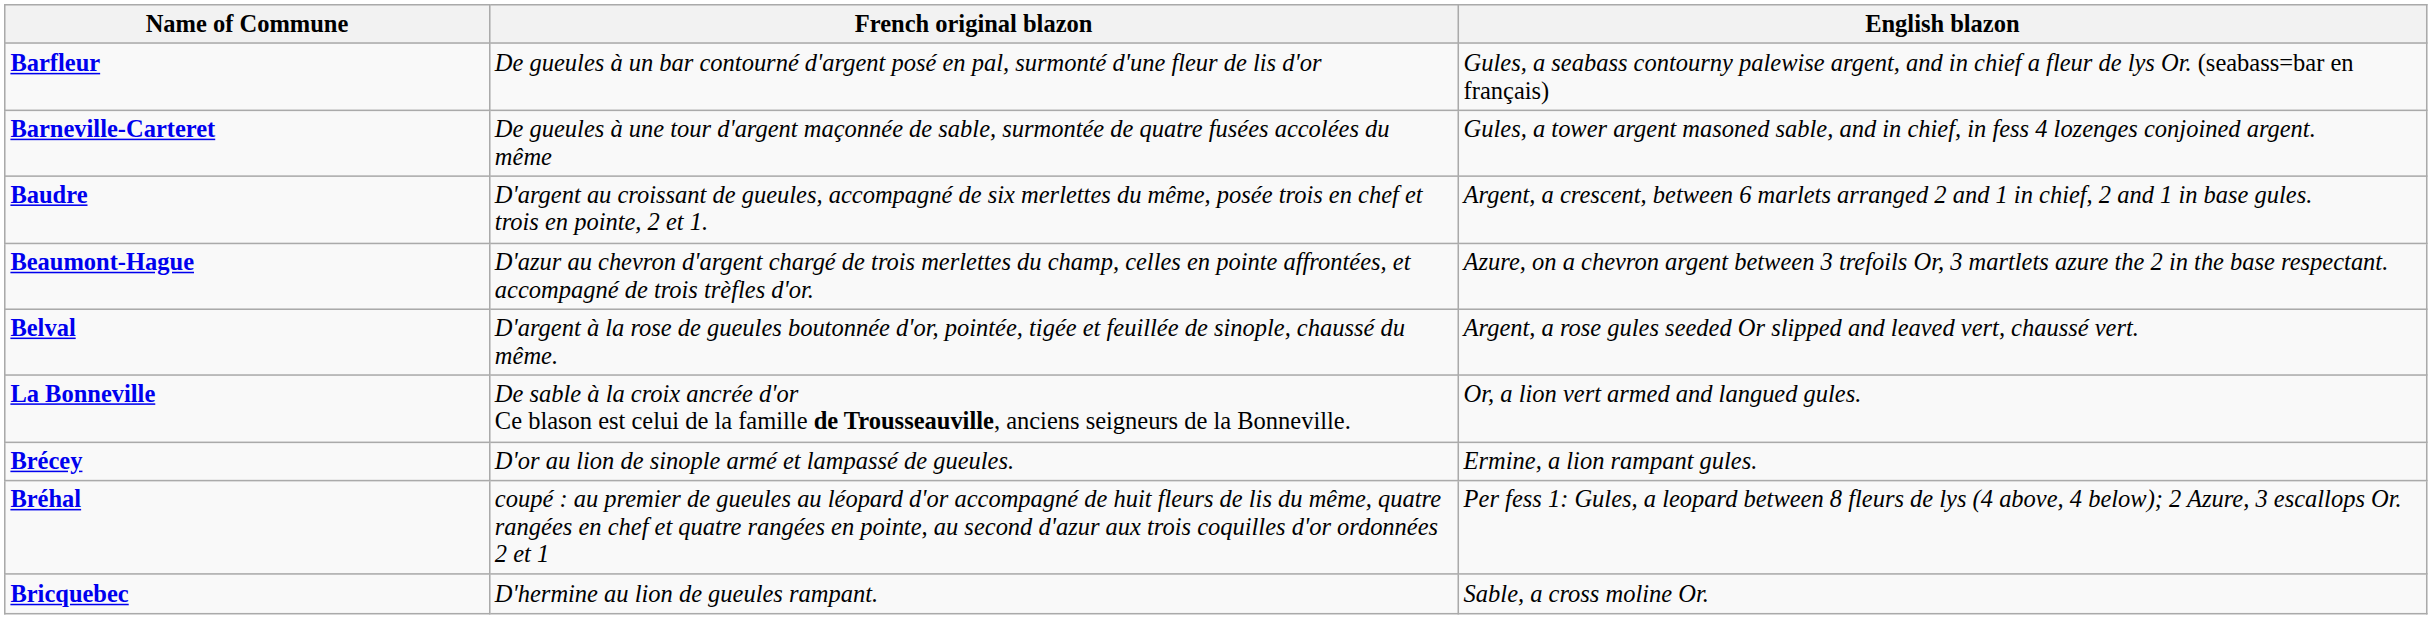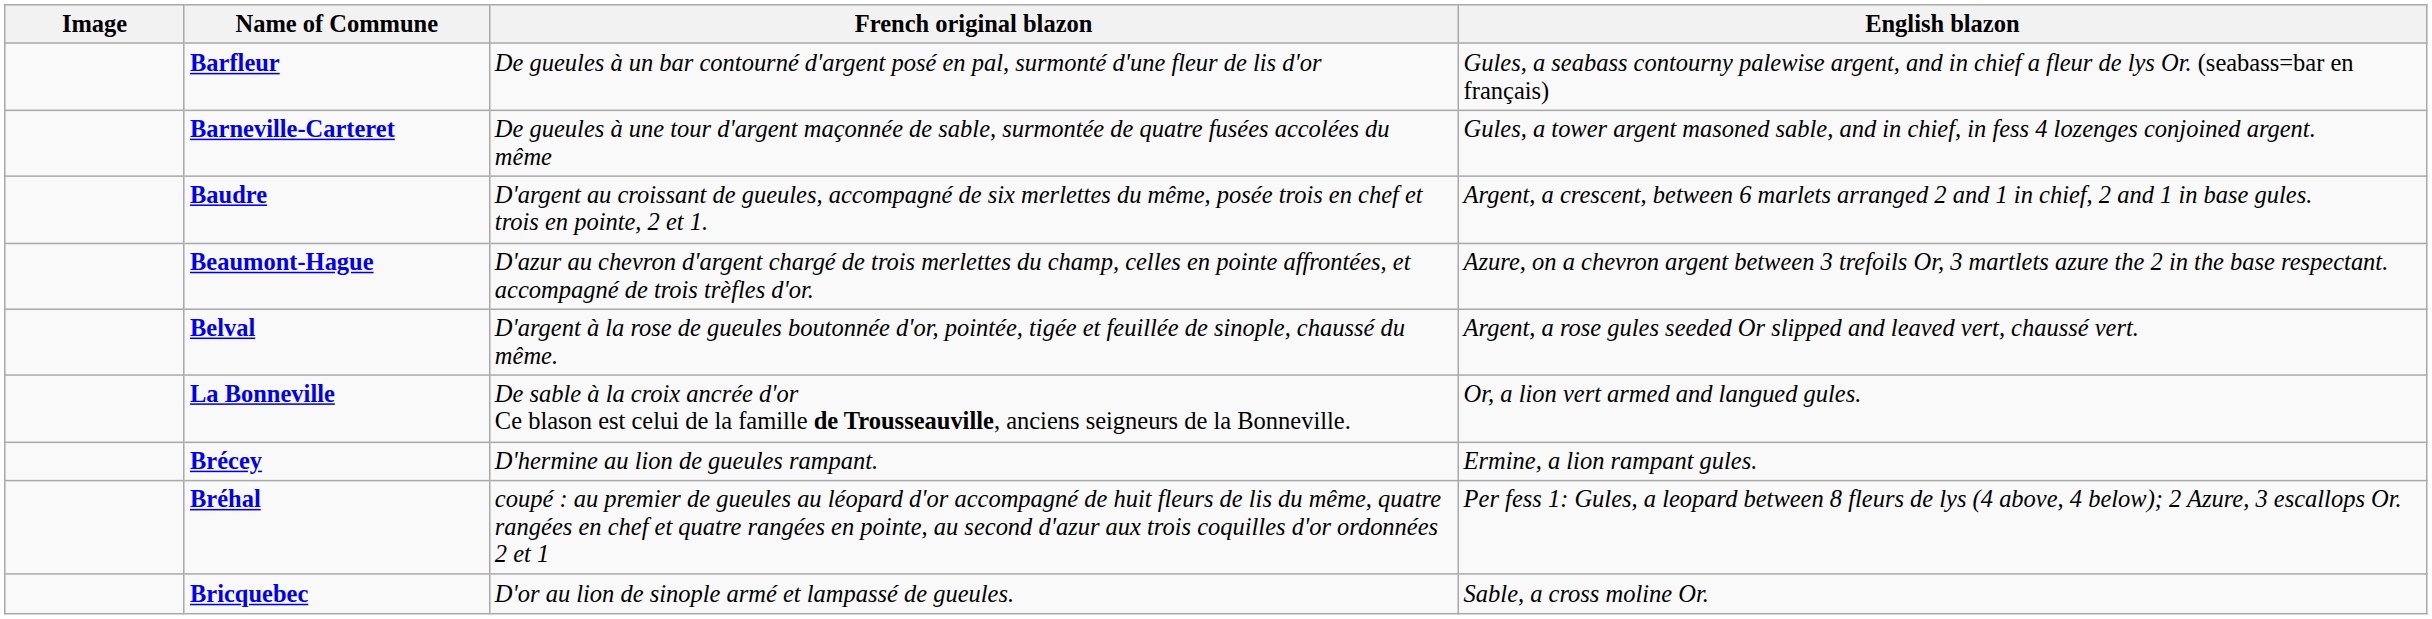+ column: (95, 23)
(754, 460) D'or au lion de sinople armé et lampassé de gueules. -> (686, 460) D'hermine au lion de gueules rampant.
(686, 593) D'hermine au lion de gueules rampant. -> (754, 593) D'or au lion de sinople armé et lampassé de gueules.
